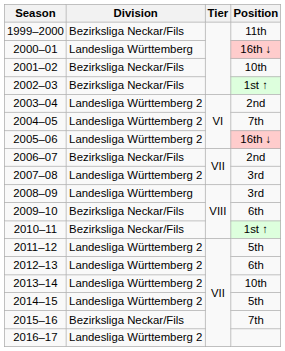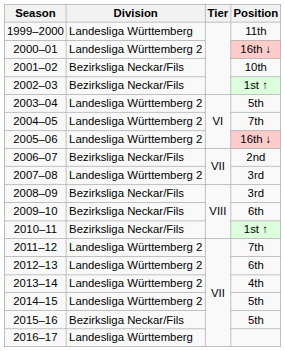(127, 31) Bezirksliga Neckar/Fils -> (131, 31) Landesliga Württemberg
(131, 49) Landesliga Württemberg -> (136, 49) Landesliga Württemberg 2
(256, 103) 2nd -> (256, 103) 5th
(131, 193) Landesliga Württemberg -> (127, 193) Bezirksliga Neckar/Fils
(256, 247) 5th -> (256, 247) 7th
(256, 283) 10th -> (256, 283) 4th
(256, 319) 7th -> (256, 319) 5th
(136, 337) Landesliga Württemberg 2 -> (131, 337) Landesliga Württemberg
